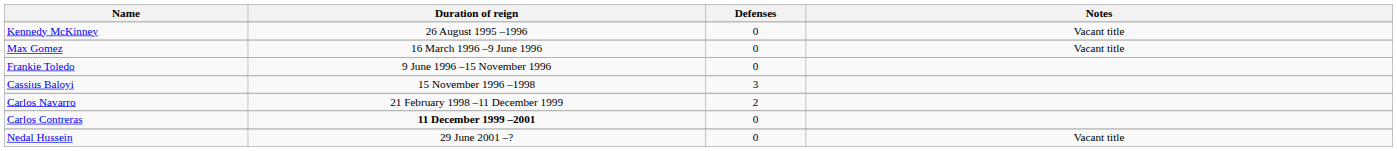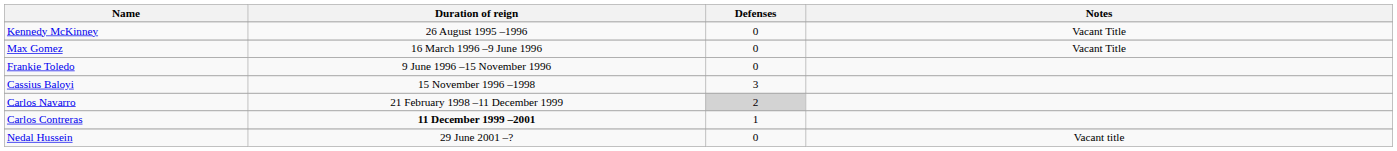(1099, 31) Vacant title -> (1099, 31) Vacant Title
(1099, 48) Vacant title -> (1099, 48) Vacant Title
(756, 102) no background -> (756, 102) lightgrey background
(756, 119) 0 -> (756, 119) 1
